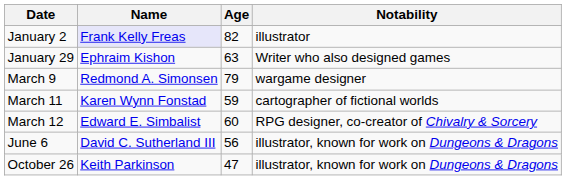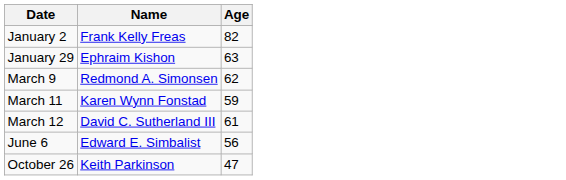- column: (407, 15)
(133, 36) lavender background -> (133, 36) no background
(231, 79) 79 -> (231, 79) 62
(140, 121) Edward E. Simbalist -> (148, 121) David C. Sutherland III
(231, 121) 60 -> (231, 121) 61
(148, 143) David C. Sutherland III -> (140, 143) Edward E. Simbalist
